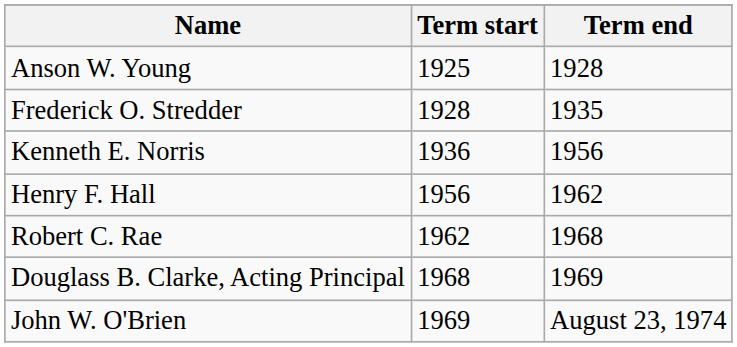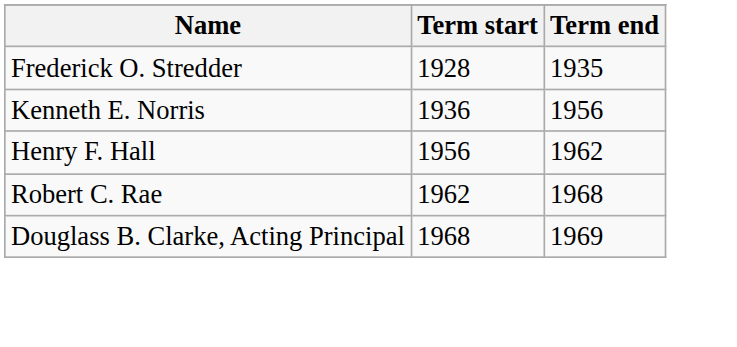- row: (101, 67)
- row: (99, 320)
